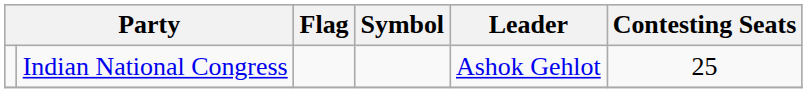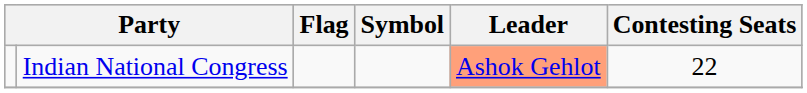(528, 66) no background -> (528, 66) lightsalmon background
(704, 66) 25 -> (704, 66) 22
